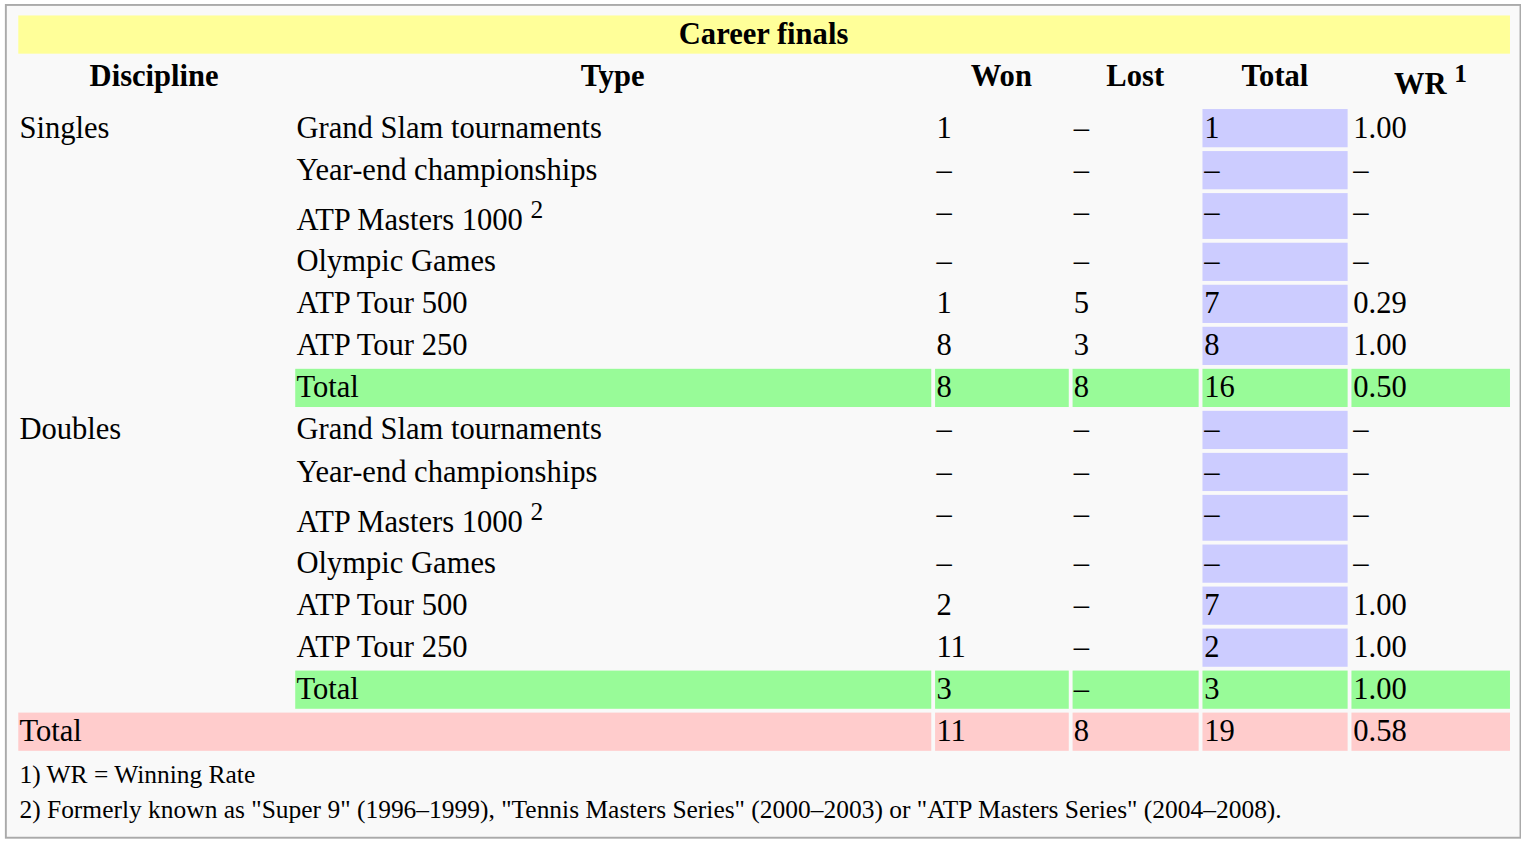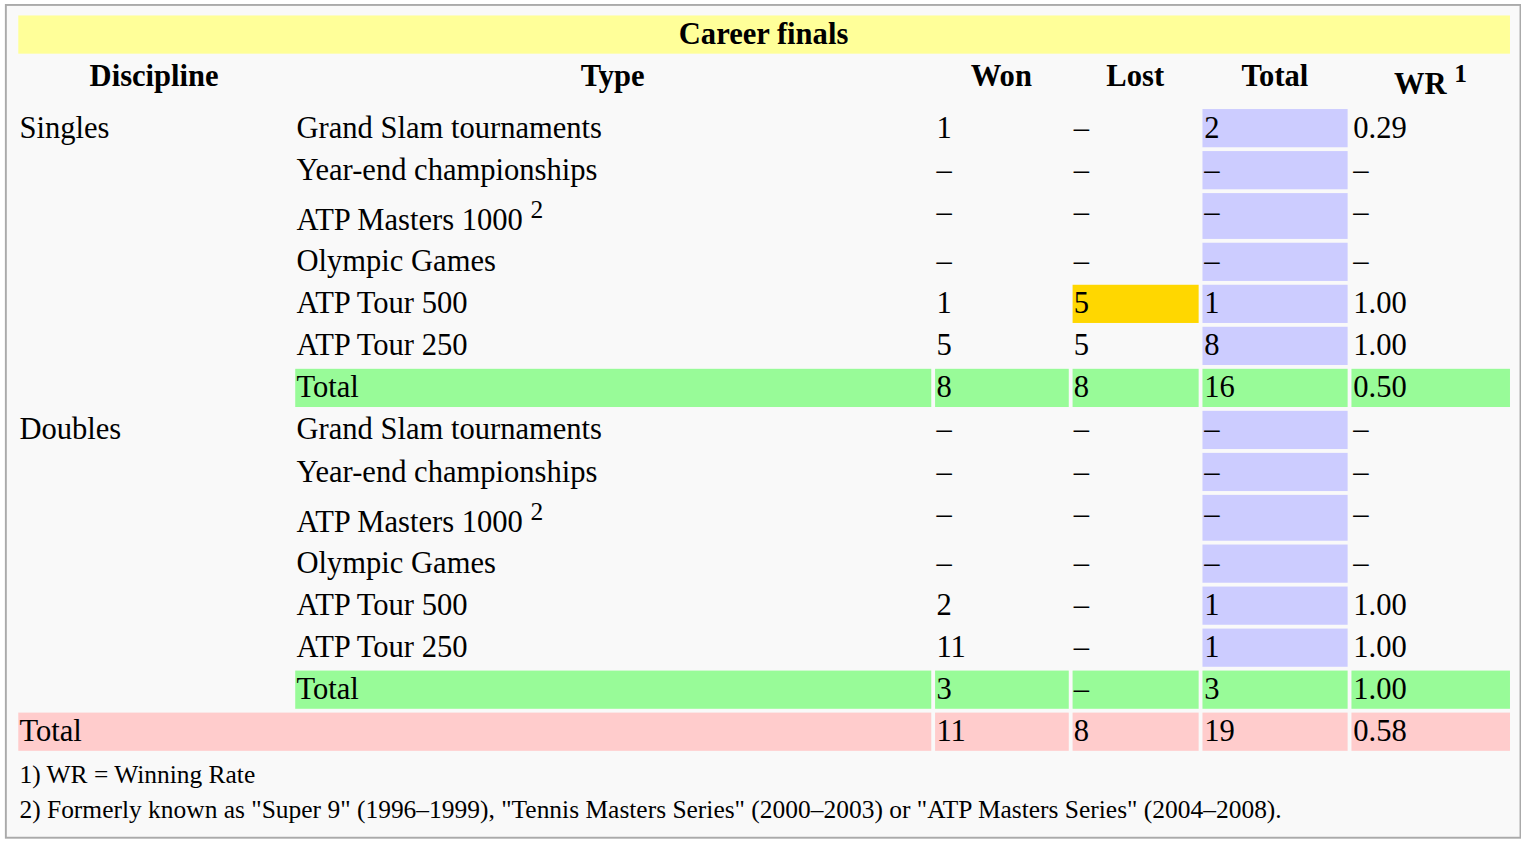(1212, 126) 1 -> (1212, 126) 2
(1380, 126) 1.00 -> (1380, 126) 0.29
(1081, 303) no background -> (1081, 303) gold background
(1212, 303) 7 -> (1212, 303) 1
(1380, 303) 0.29 -> (1380, 303) 1.00
(944, 345) 8 -> (944, 345) 5
(1081, 345) 3 -> (1081, 345) 5
(1212, 605) 7 -> (1212, 605) 1
(1212, 647) 2 -> (1212, 647) 1
